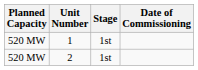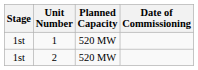columns swapped: (105, 18) <-> (27, 18)
